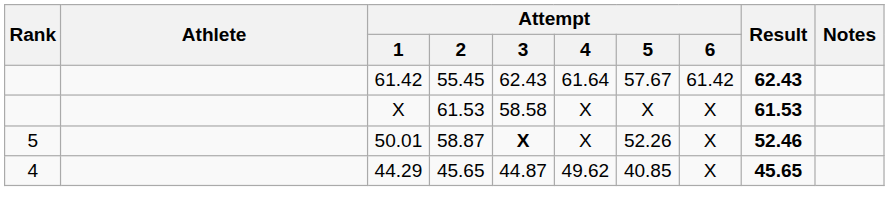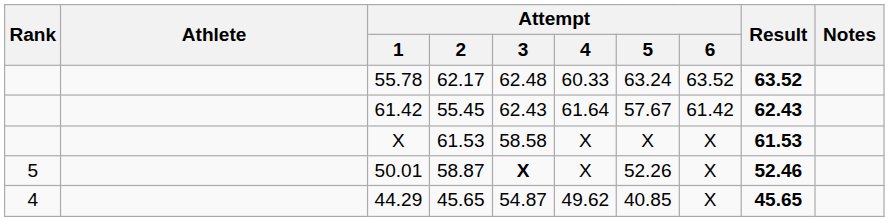+ row: (398, 79)
(523, 170) 44.87 -> (523, 200) 54.87
